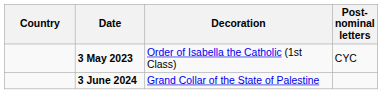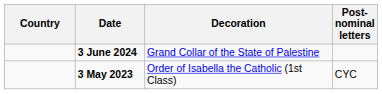rows swapped: (105, 58) <-> (107, 80)
